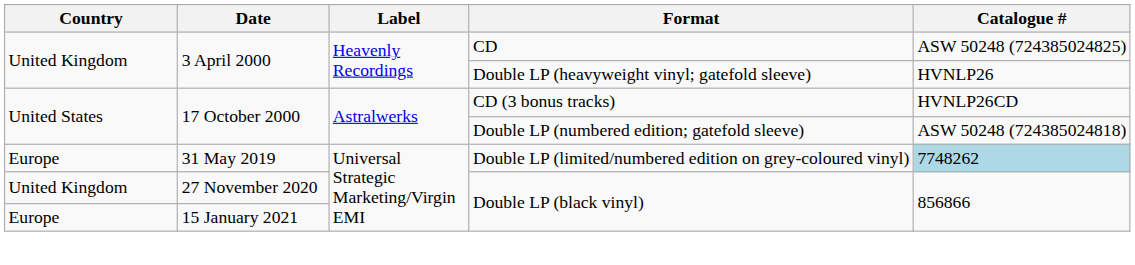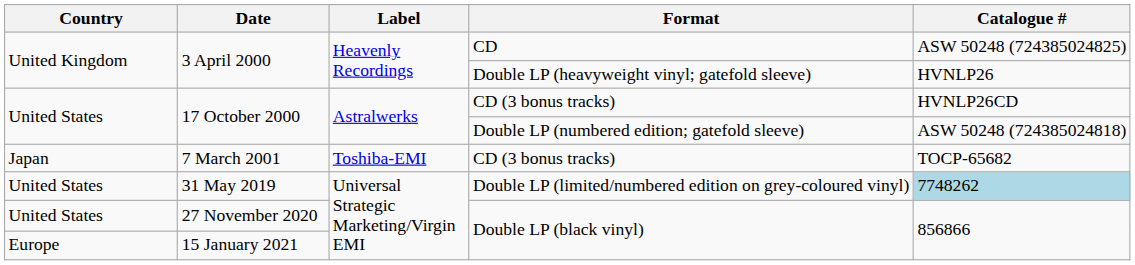+ row: (231, 158)
(34, 158) Europe -> (56, 185) United States
(68, 187) United Kingdom -> (56, 215) United States
